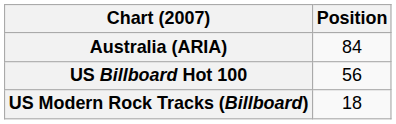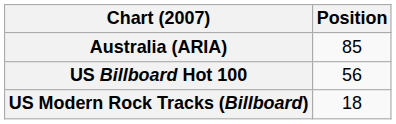(352, 47) 84 -> (352, 47) 85
